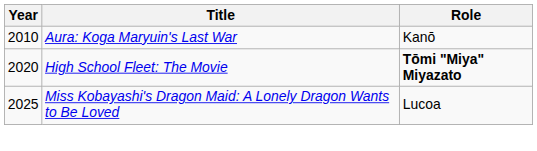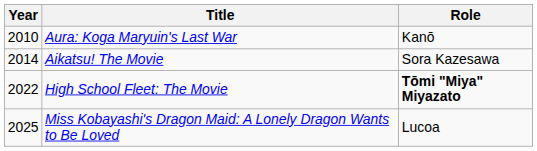+ row: (104, 59)
(23, 67) 2020 -> (23, 89) 2022
